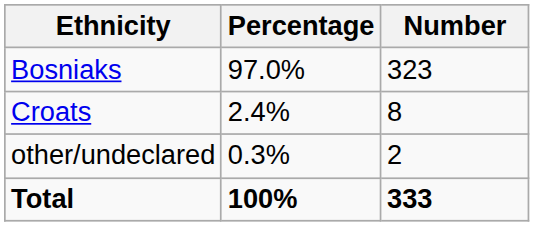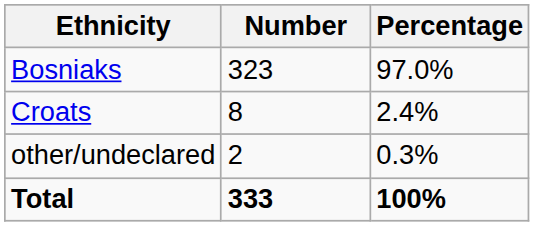columns swapped: (455, 26) <-> (301, 26)
